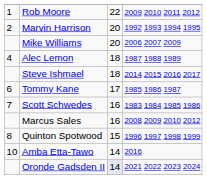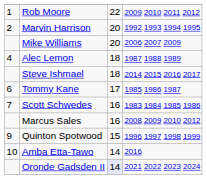(9, 136) 8 -> (9, 136) 9
